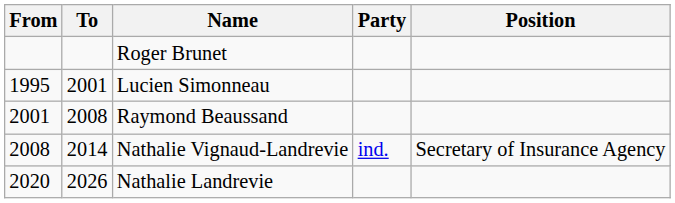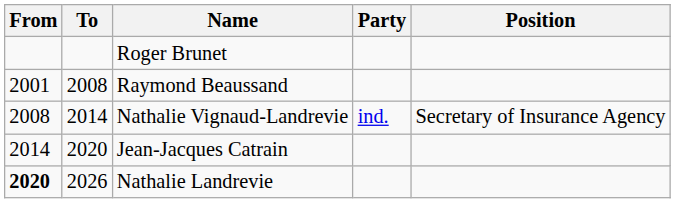- row: (193, 85)
+ row: (202, 149)
(30, 181) normal -> (30, 181) bold
